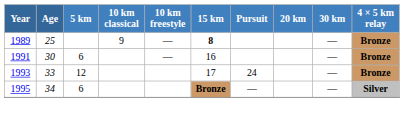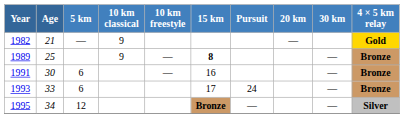+ row: (20, 40)
(81, 73) 12 -> (81, 89) 6
(81, 89) 6 -> (81, 105) 12
